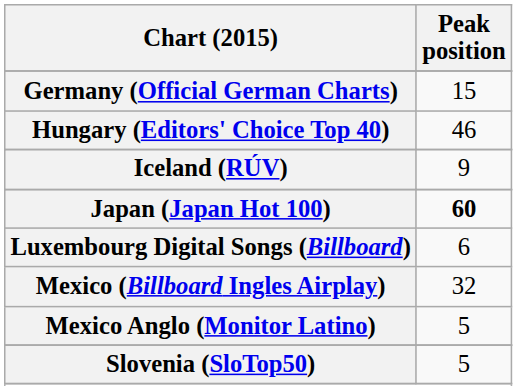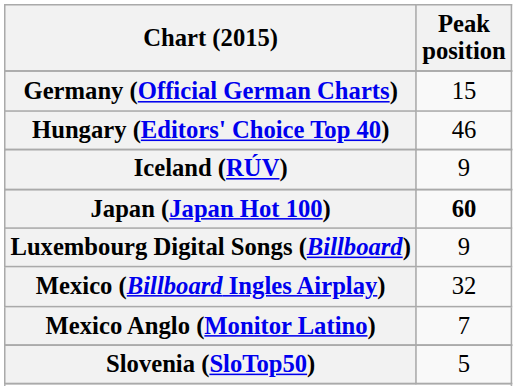(464, 247) 6 -> (464, 247) 9
(464, 325) 5 -> (464, 325) 7
